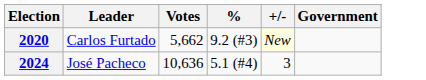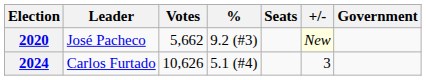+ column: (281, 16)
(111, 39) Carlos Furtado -> (106, 39) José Pacheco
(106, 63) José Pacheco -> (111, 63) Carlos Furtado
(183, 63) 10,636 -> (183, 63) 10,626
